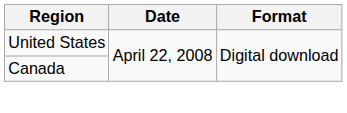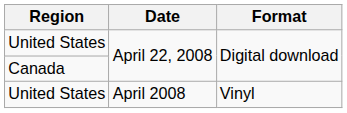+ row: (57, 94)
